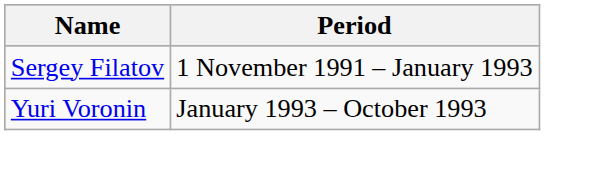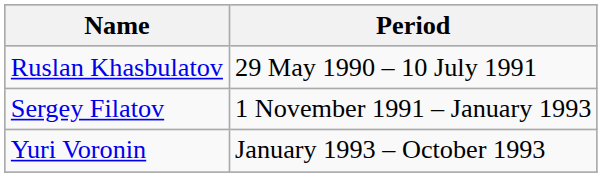+ row: (117, 66)
